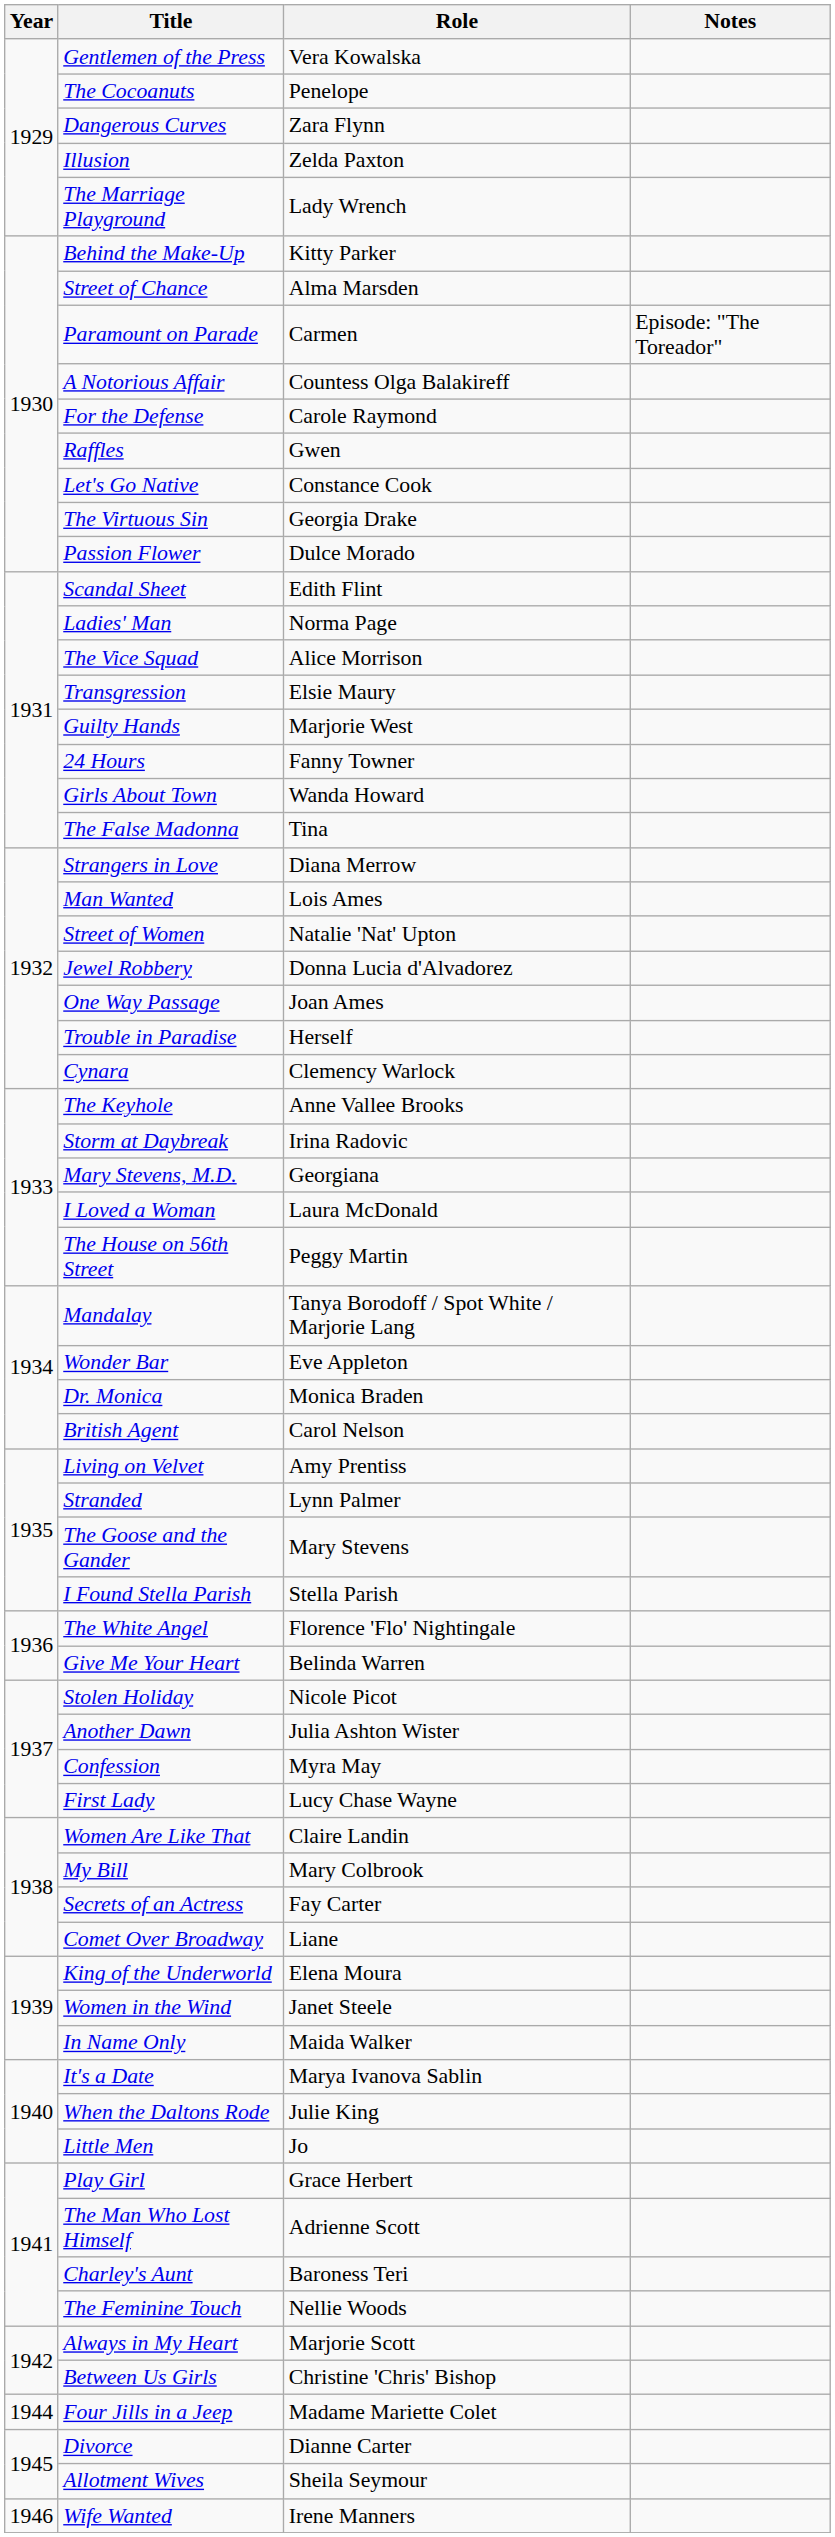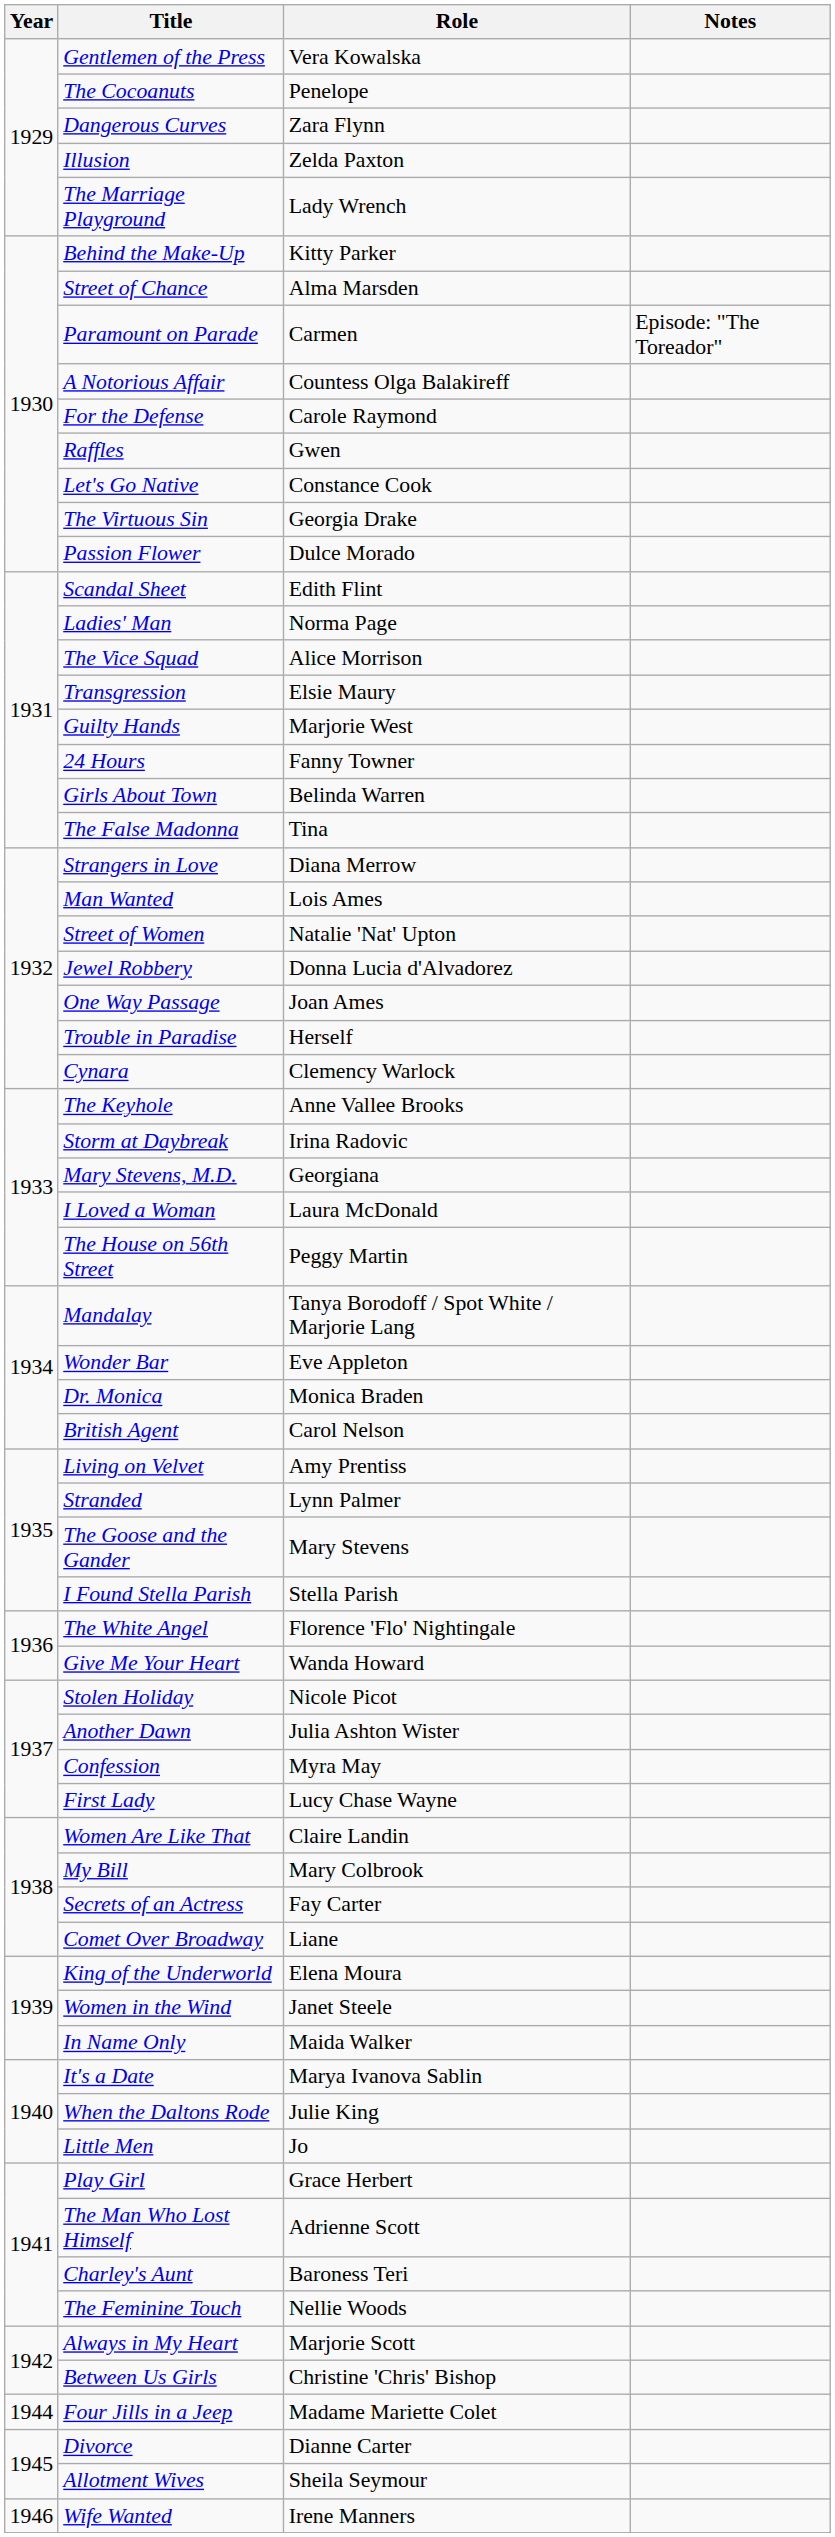(356, 795) Wanda Howard -> (357, 795) Belinda Warren
(357, 1662) Belinda Warren -> (356, 1662) Wanda Howard
